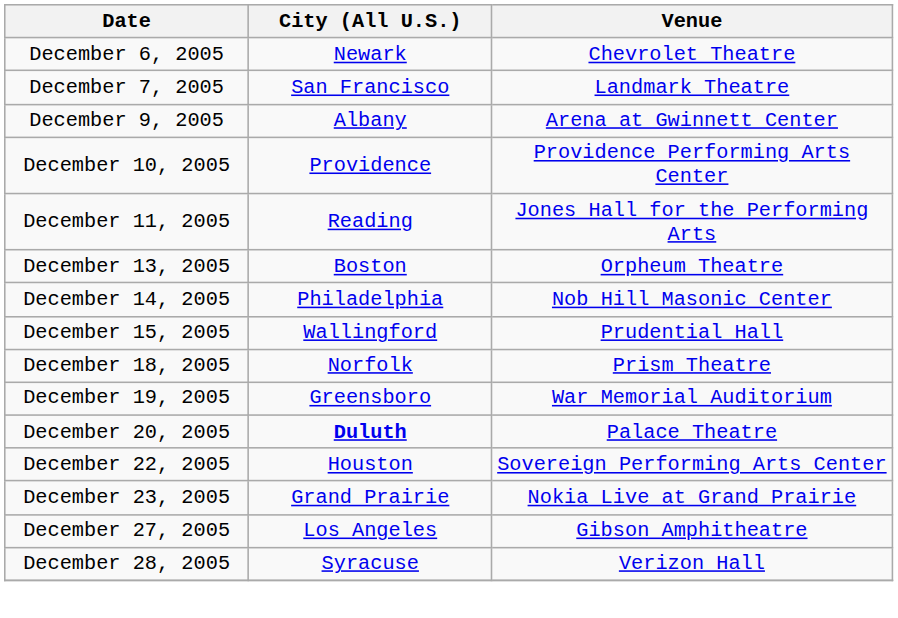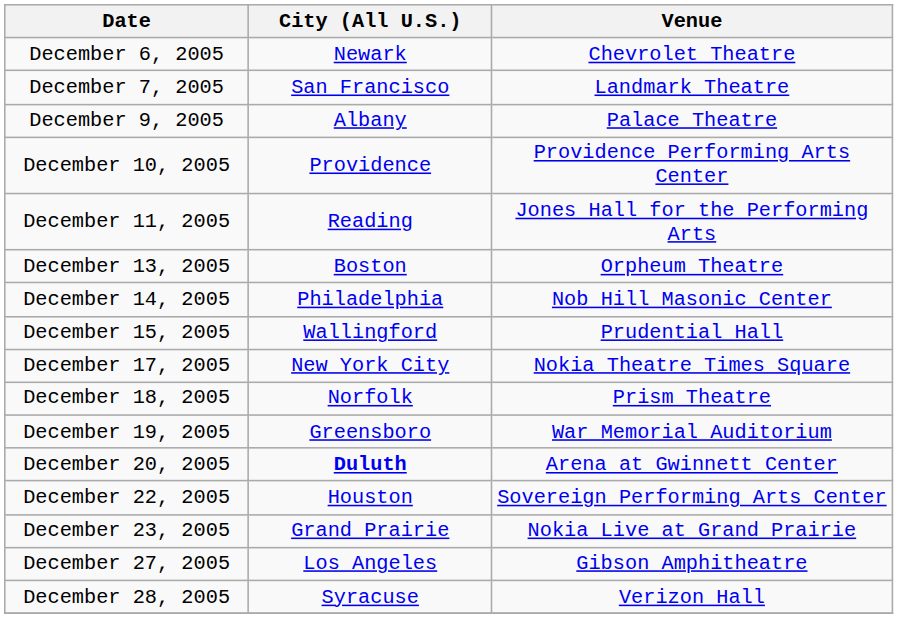(692, 120) Arena at Gwinnett Center -> (692, 120) Palace Theatre
+ row: (127, 366)
(692, 432) Palace Theatre -> (692, 465) Arena at Gwinnett Center
